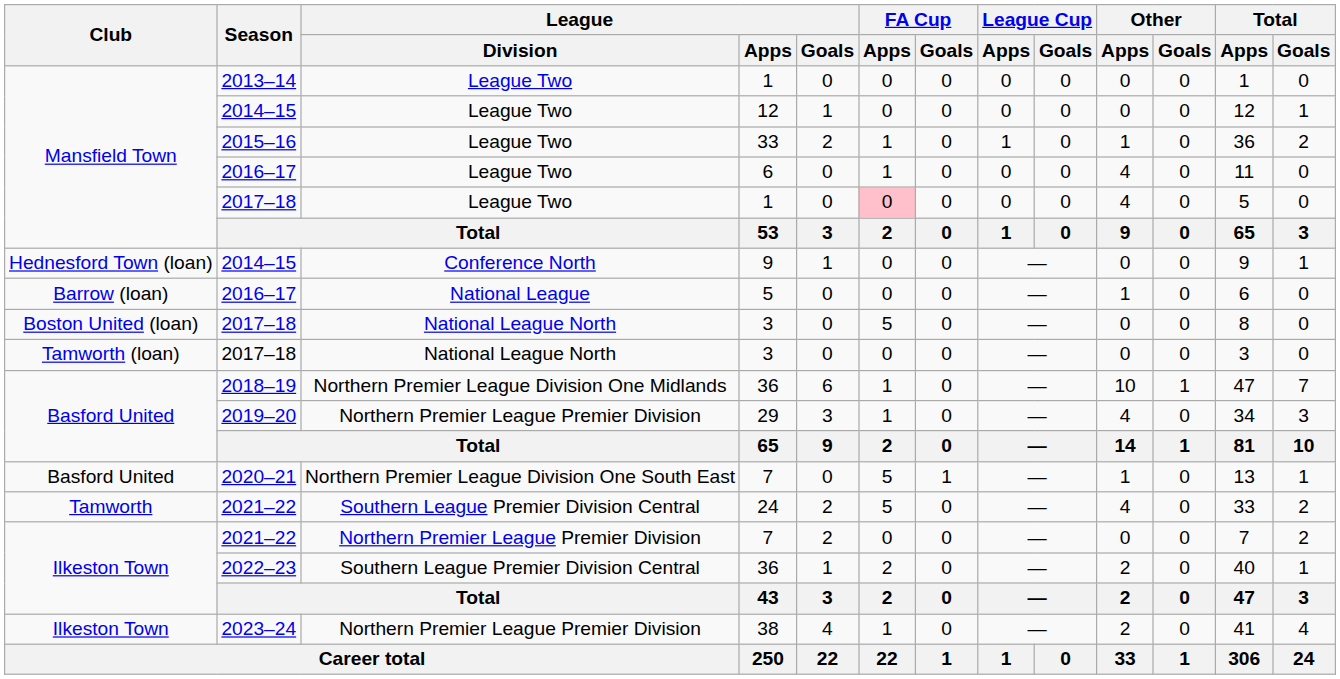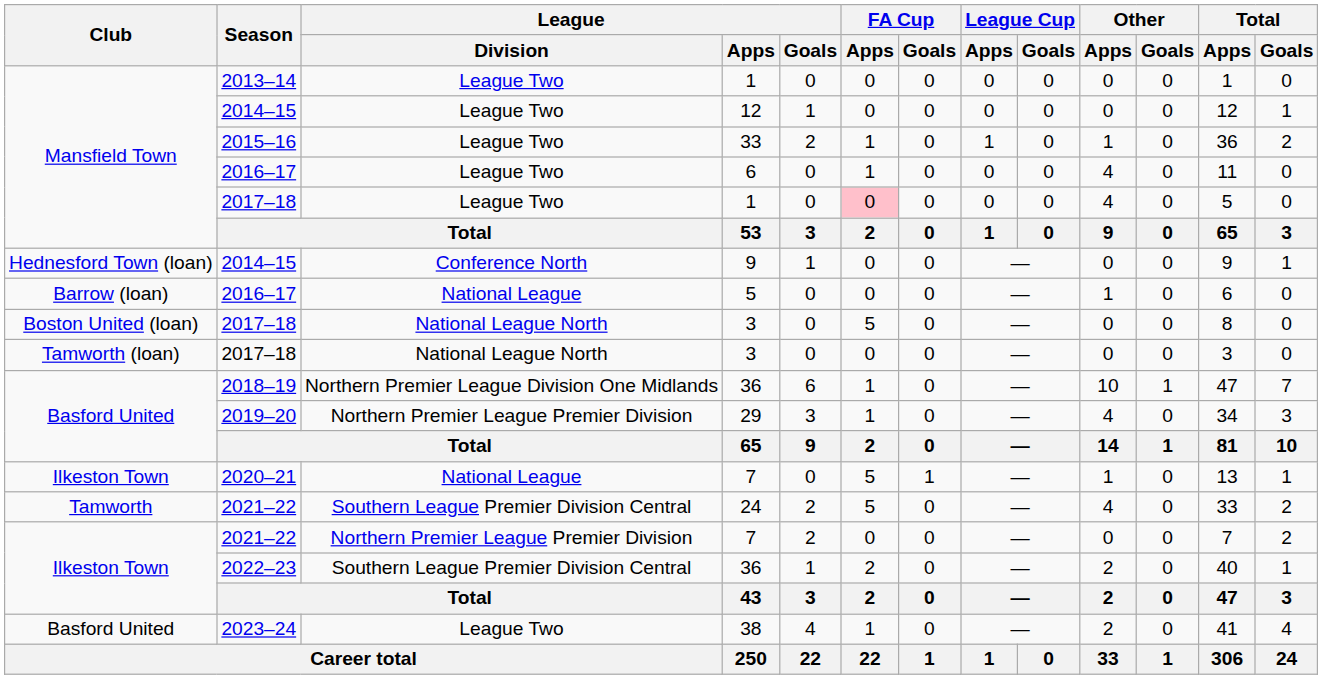(111, 476) Basford United -> (111, 476) Ilkeston Town
(520, 476) Northern Premier League Division One South East -> (511, 476) National League
(111, 628) Ilkeston Town -> (111, 628) Basford United
(520, 628) Northern Premier League Premier Division -> (511, 628) League Two
